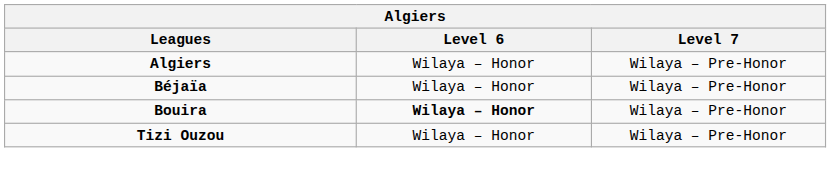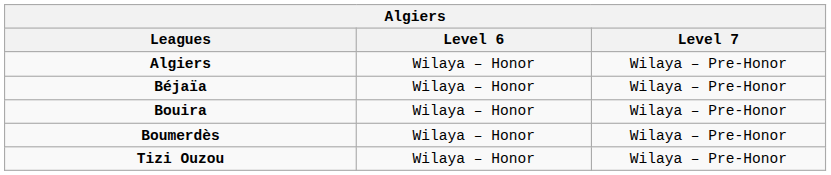(474, 111) bold -> (474, 111) normal
+ row: (181, 135)
